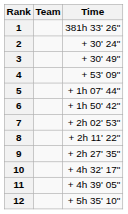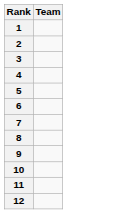- column: (93, 12)
